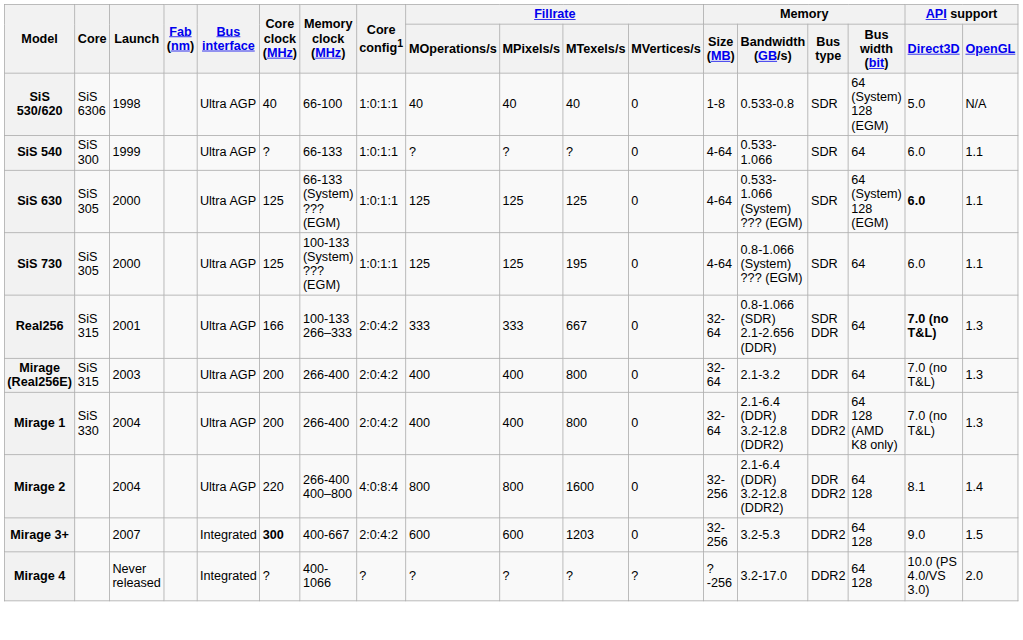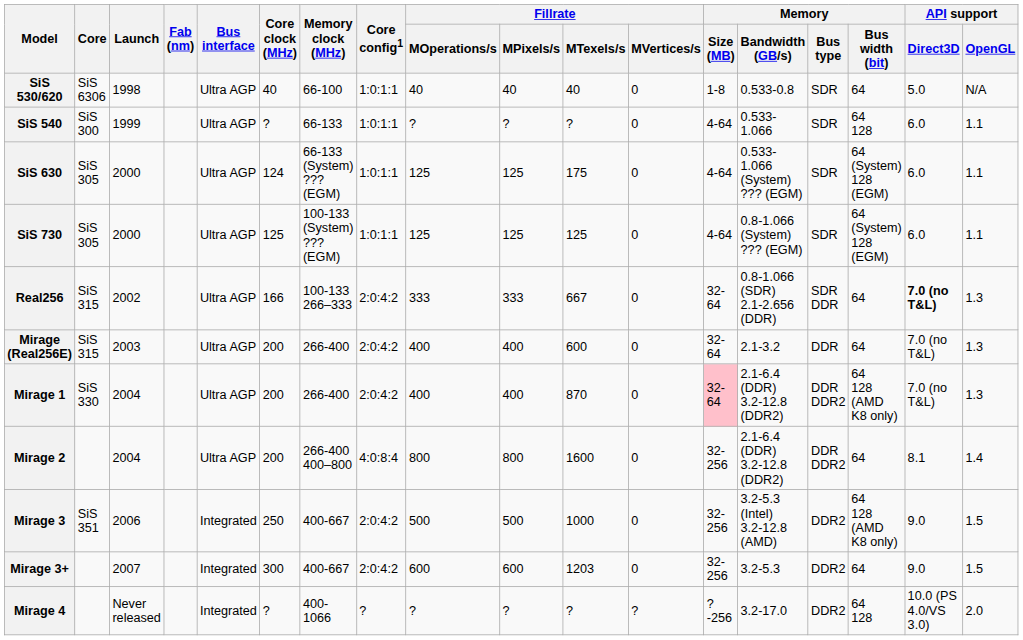(877, 104) 64 (System) 128 (EGM) -> (858, 90) 64
(858, 152) 64 -> (862, 124) 64 128
(273, 201) 125 -> (273, 172) 124
(577, 201) 125 -> (577, 172) 175
(916, 201) bold -> (916, 172) normal
(577, 264) 195 -> (577, 235) 125
(858, 264) 64 -> (877, 235) 64 (System) 128 (EGM)
(126, 326) 2001 -> (126, 298) 2002
(577, 375) 800 -> (577, 346) 600
(577, 423) 800 -> (577, 395) 870
(716, 423) no background -> (716, 395) pink background
(273, 486) 220 -> (273, 458) 200
(862, 486) 64 128 -> (858, 458) 64
+ row: (40, 520)
(273, 534) bold -> (273, 569) normal
(862, 534) 64 128 -> (858, 569) 64
